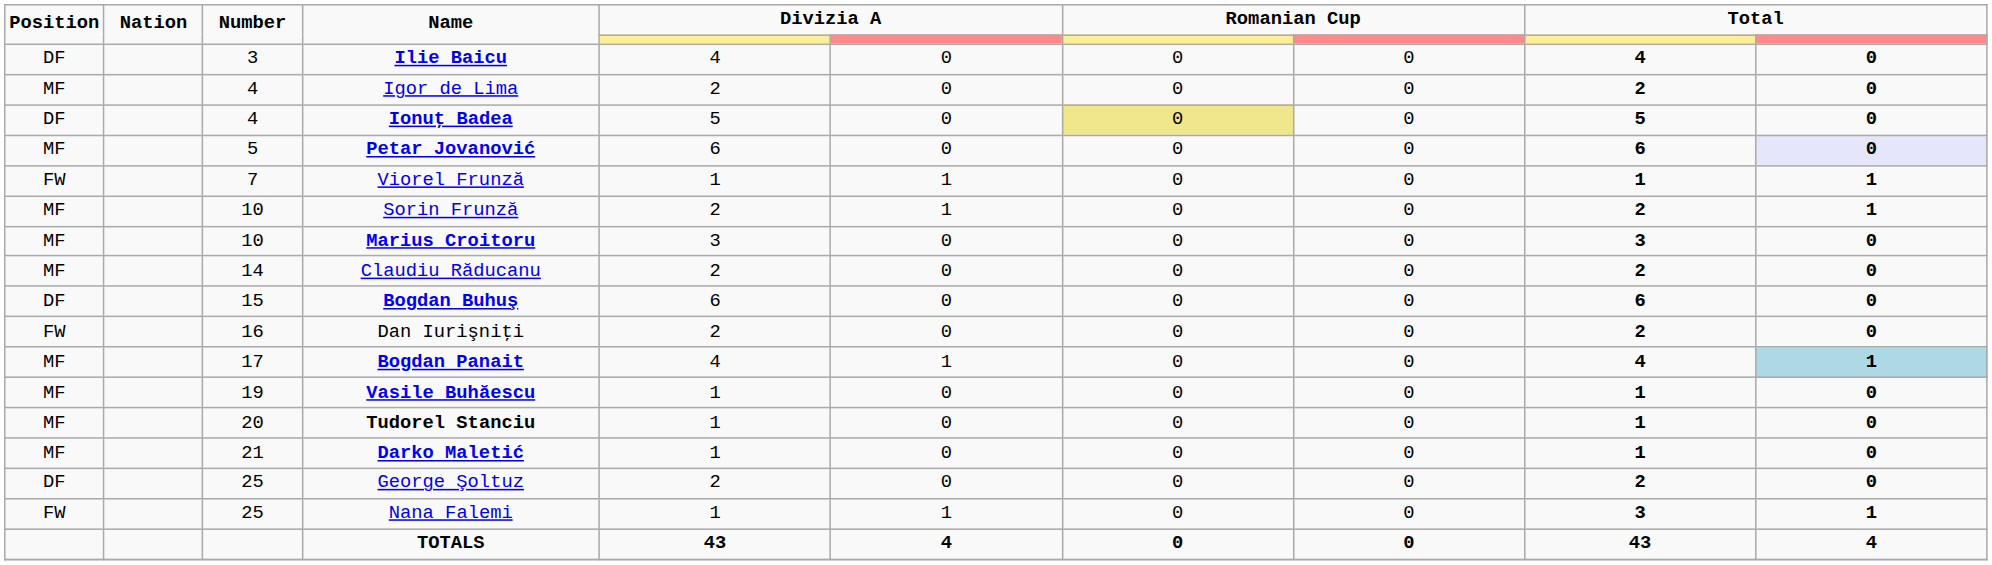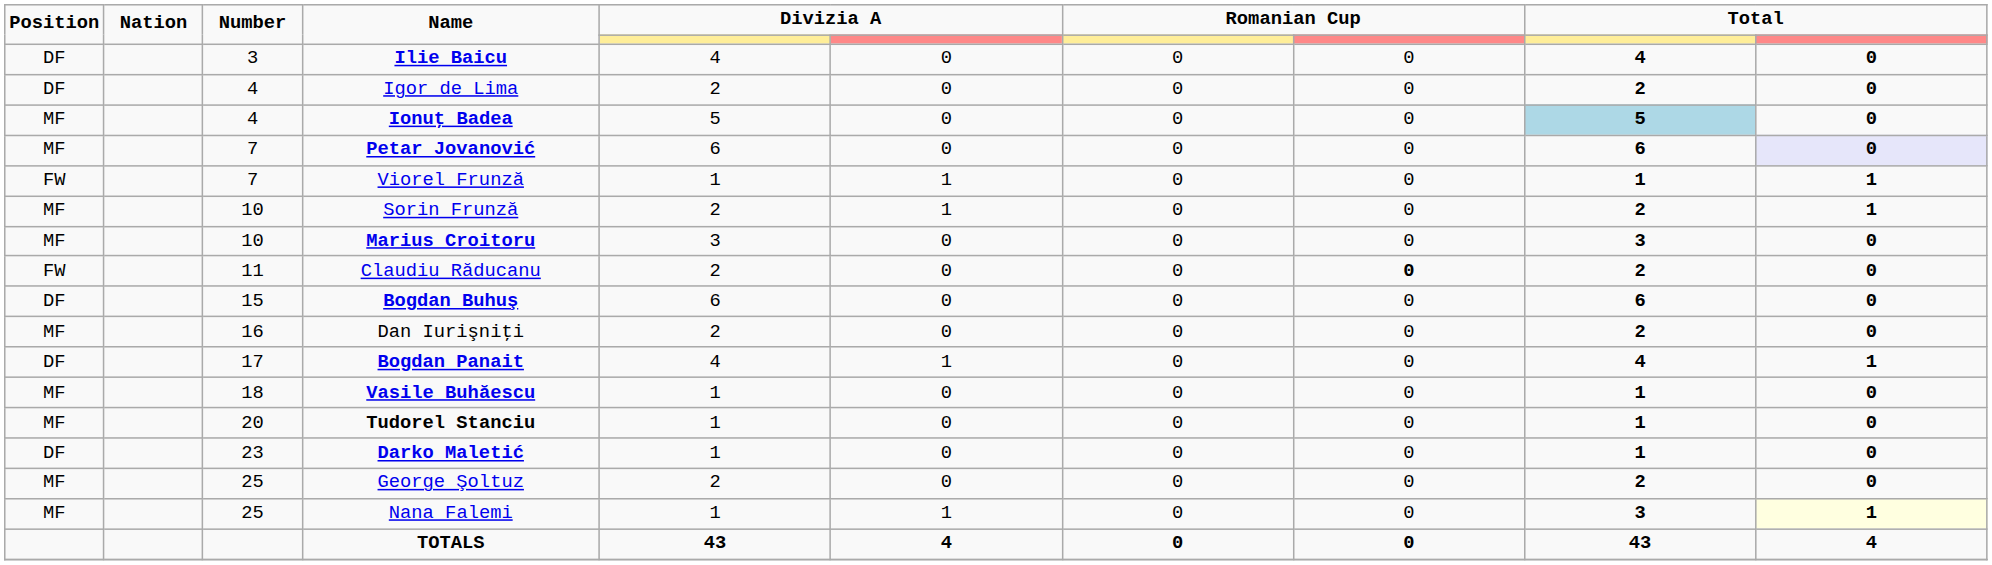(54, 90) MF -> (54, 90) DF
(54, 120) DF -> (54, 120) MF
(1178, 120) khaki background -> (1178, 120) no background
(1640, 120) no background -> (1640, 120) lightblue background
(253, 151) 5 -> (253, 151) 7
(54, 272) MF -> (54, 272) FW
(253, 272) 14 -> (253, 272) 11
(1409, 272) normal -> (1409, 272) bold
(54, 332) FW -> (54, 332) MF
(54, 363) MF -> (54, 363) DF
(1871, 363) lightblue background -> (1871, 363) no background
(253, 393) 19 -> (253, 393) 18
(54, 454) MF -> (54, 454) DF
(253, 454) 21 -> (253, 454) 23
(54, 484) DF -> (54, 484) MF
(54, 514) FW -> (54, 514) MF
(1871, 514) no background -> (1871, 514) lightyellow background
